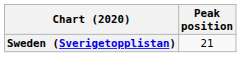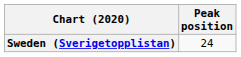(207, 43) 21 -> (207, 43) 24
